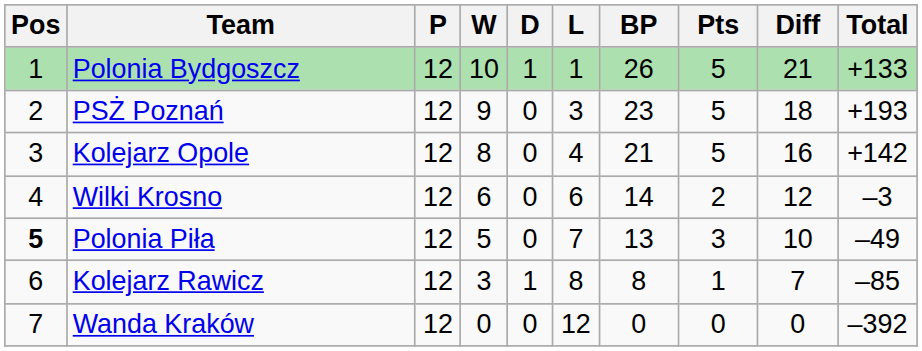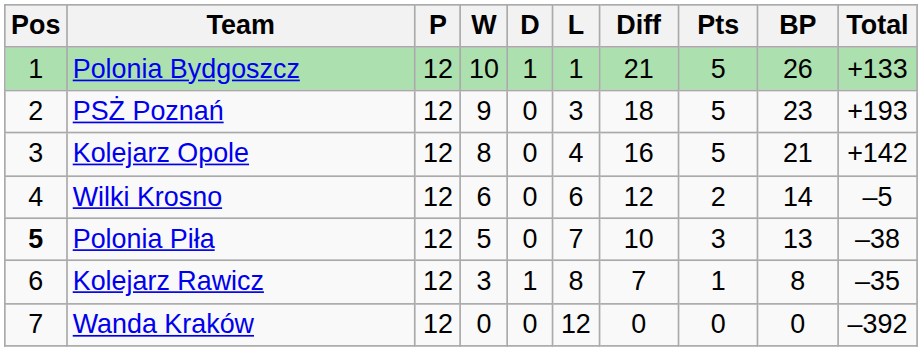columns swapped: (798, 25) <-> (639, 25)
(877, 196) –3 -> (877, 196) –5
(877, 238) –49 -> (877, 238) –38
(877, 281) –85 -> (877, 281) –35
